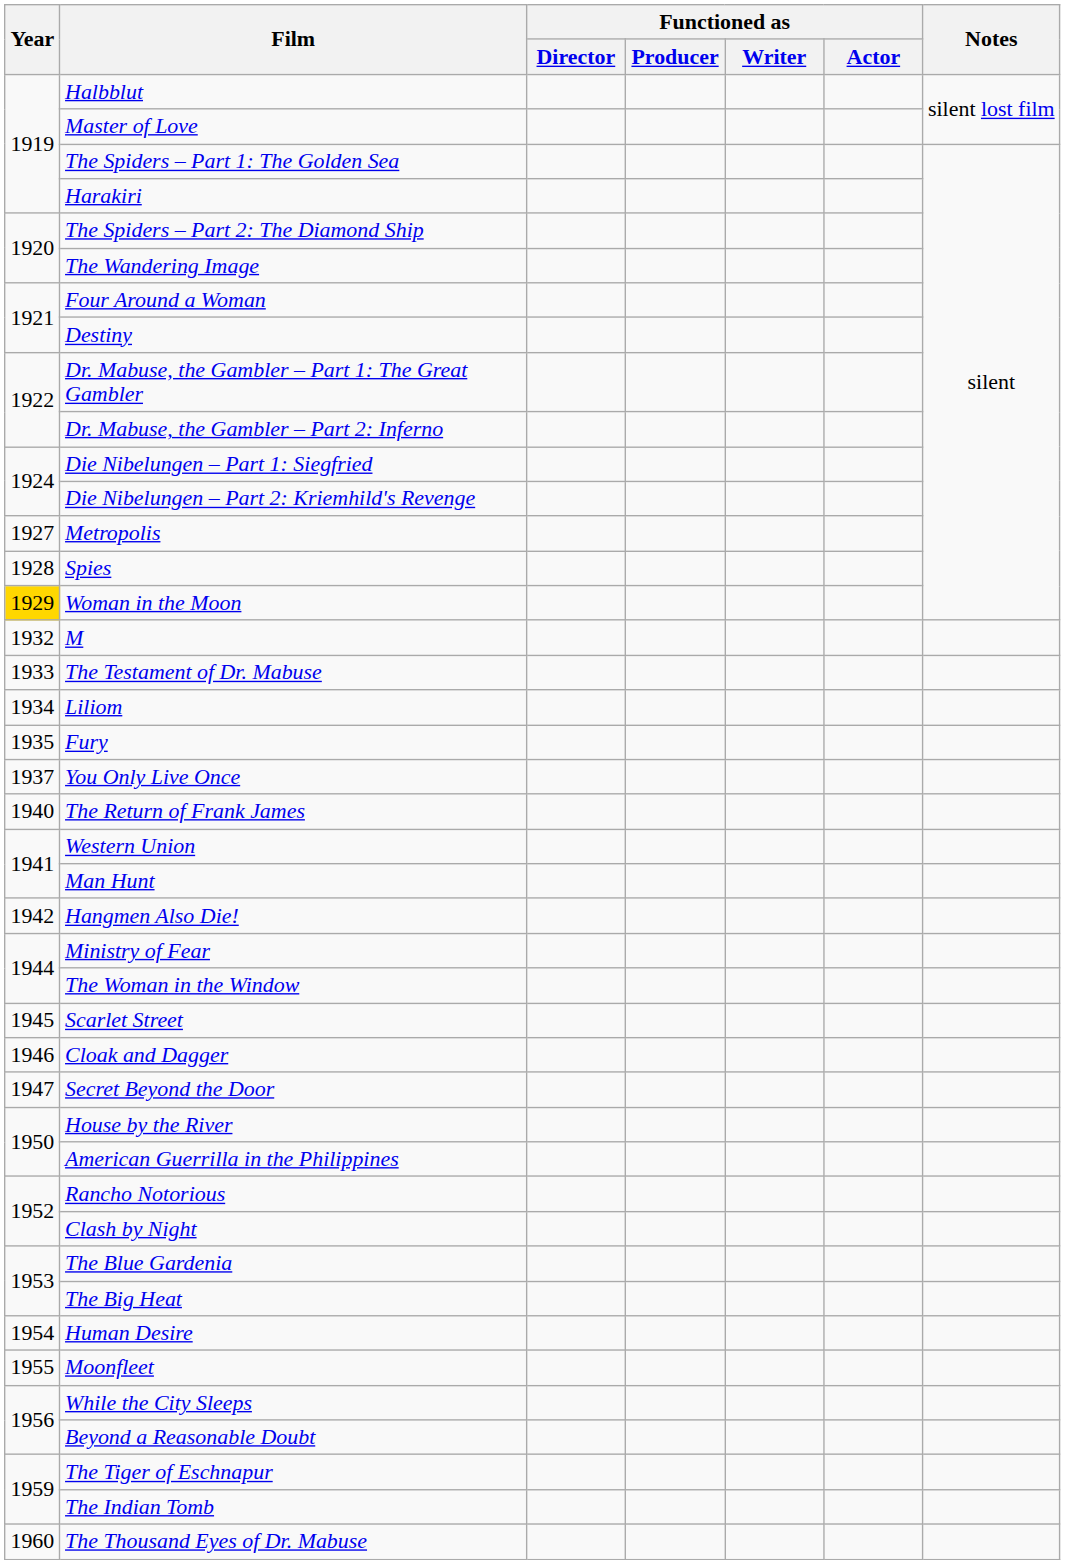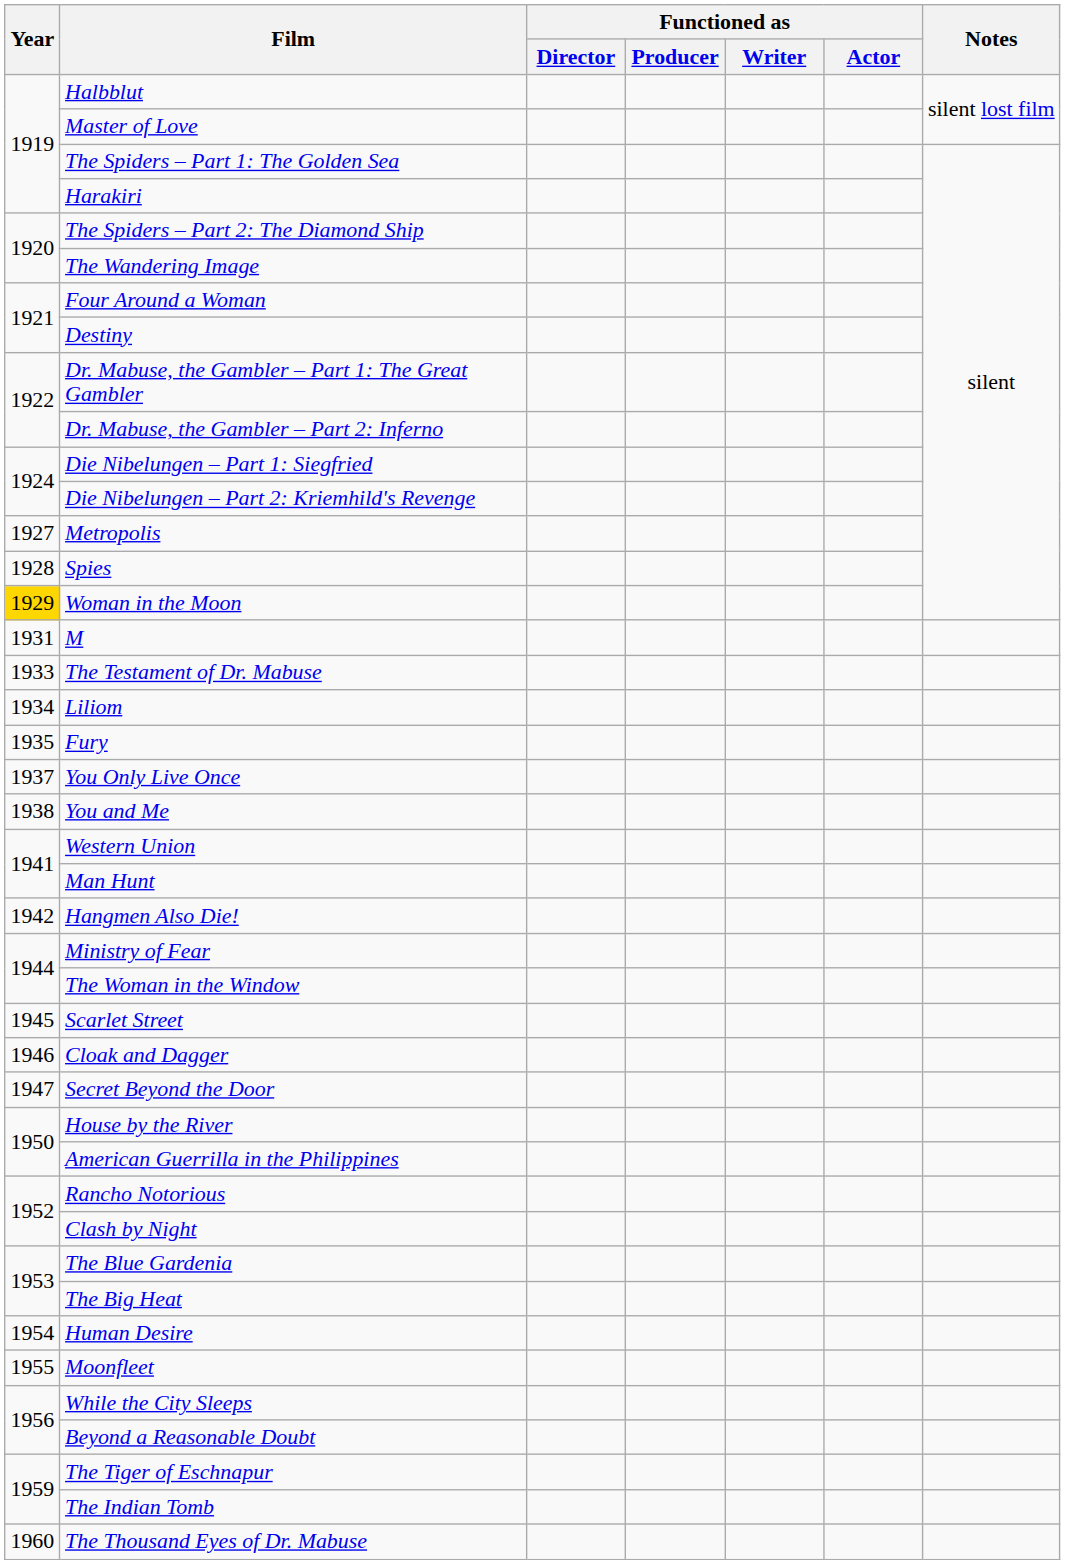(32, 637) 1932 -> (32, 637) 1931
+ row: (117, 811)
- row: (185, 811)
